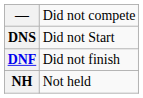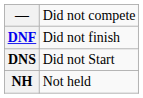rows swapped: (22, 37) <-> (22, 59)
